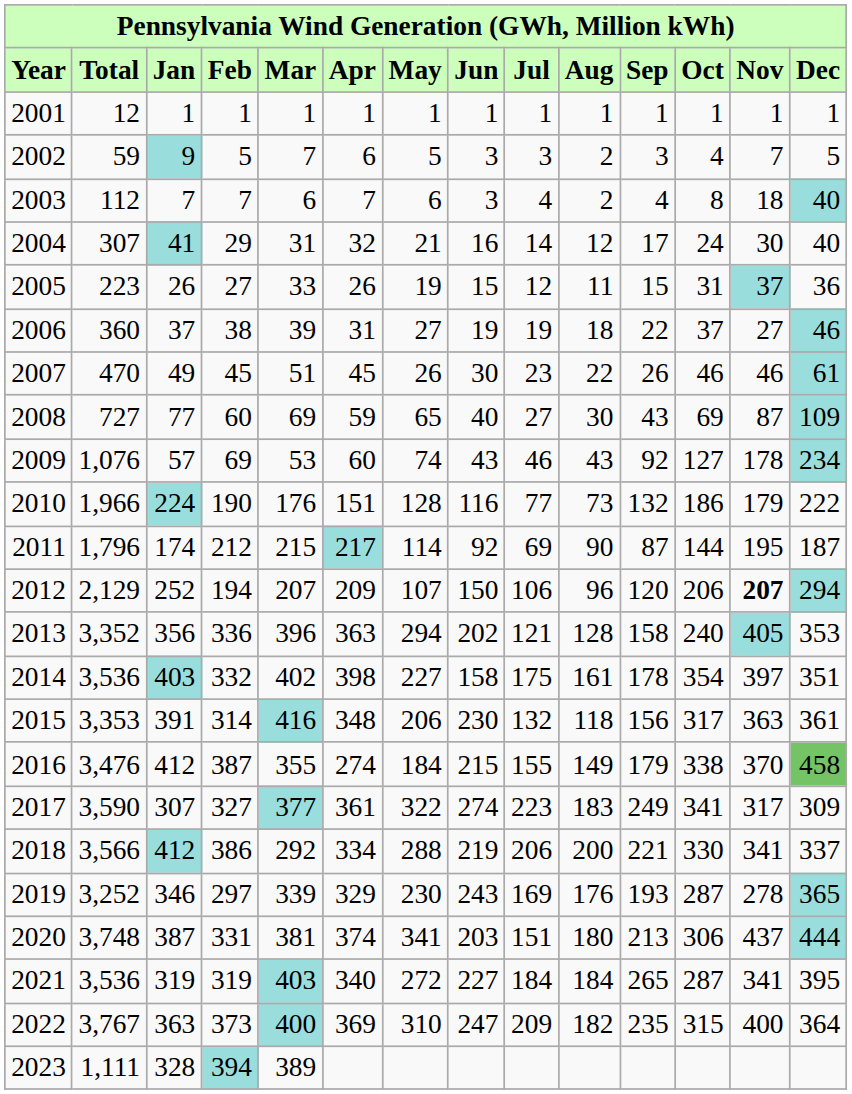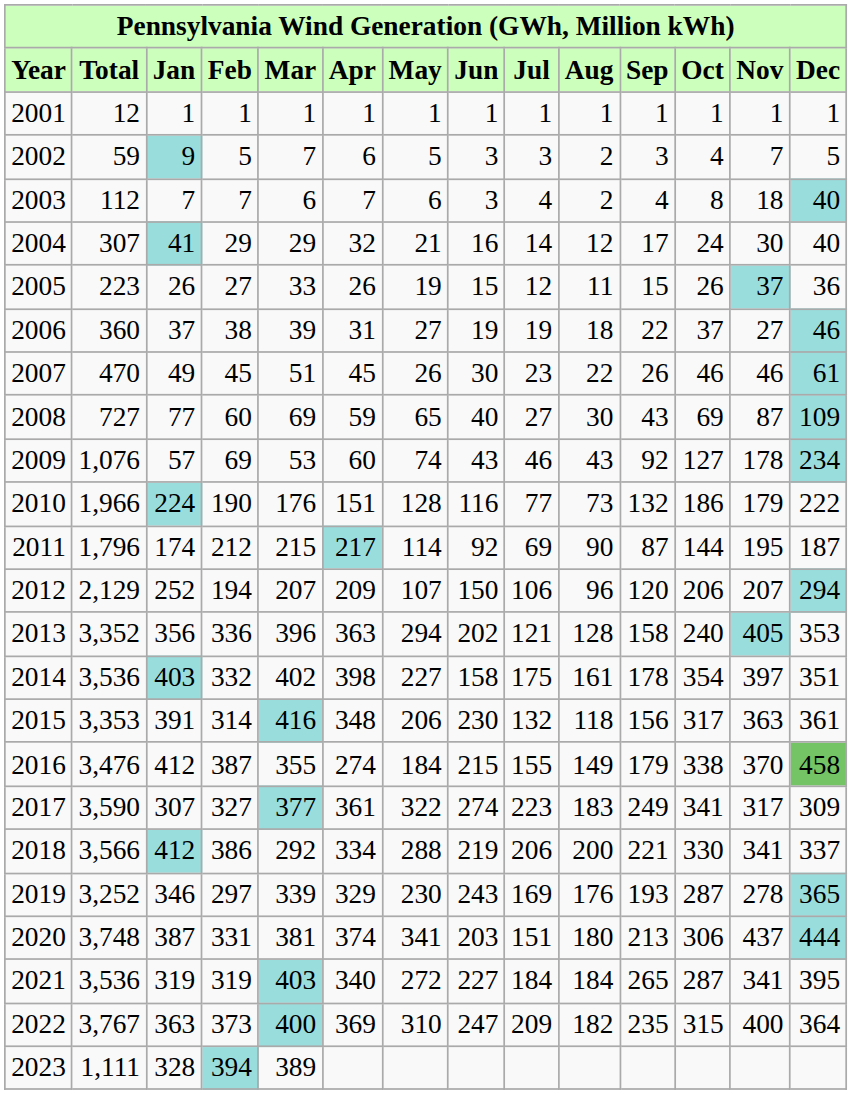(303, 243) 31 -> (303, 243) 29
(710, 286) 31 -> (710, 286) 26
(763, 590) bold -> (763, 590) normal
